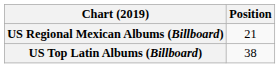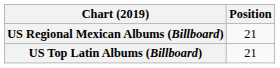(250, 53) 38 -> (250, 53) 21
